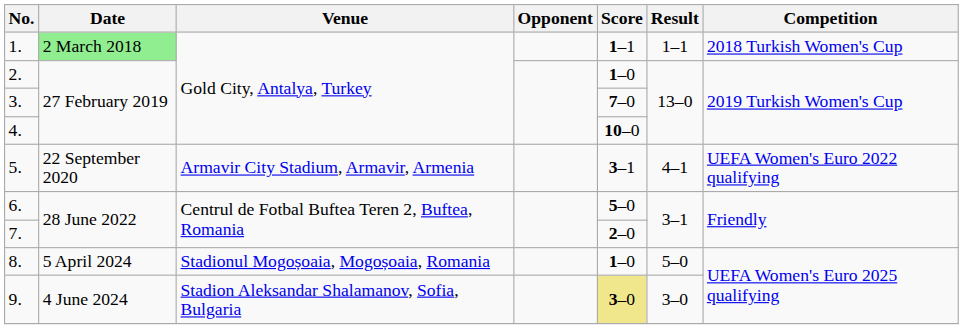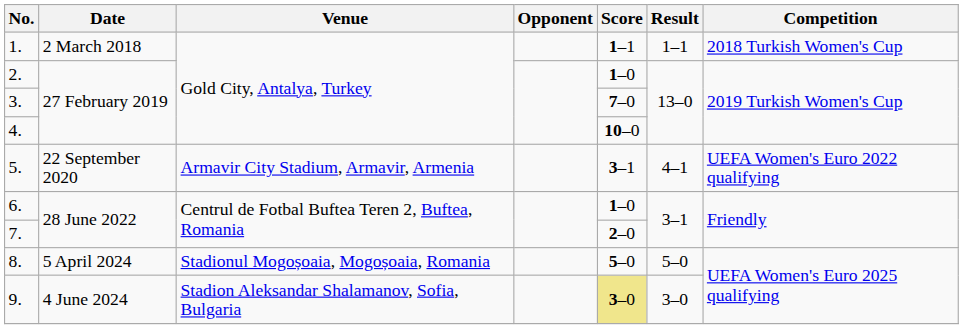(92, 46) lightgreen background -> (92, 46) no background
(622, 205) 5–0 -> (622, 205) 1–0
(622, 261) 1–0 -> (622, 261) 5–0
